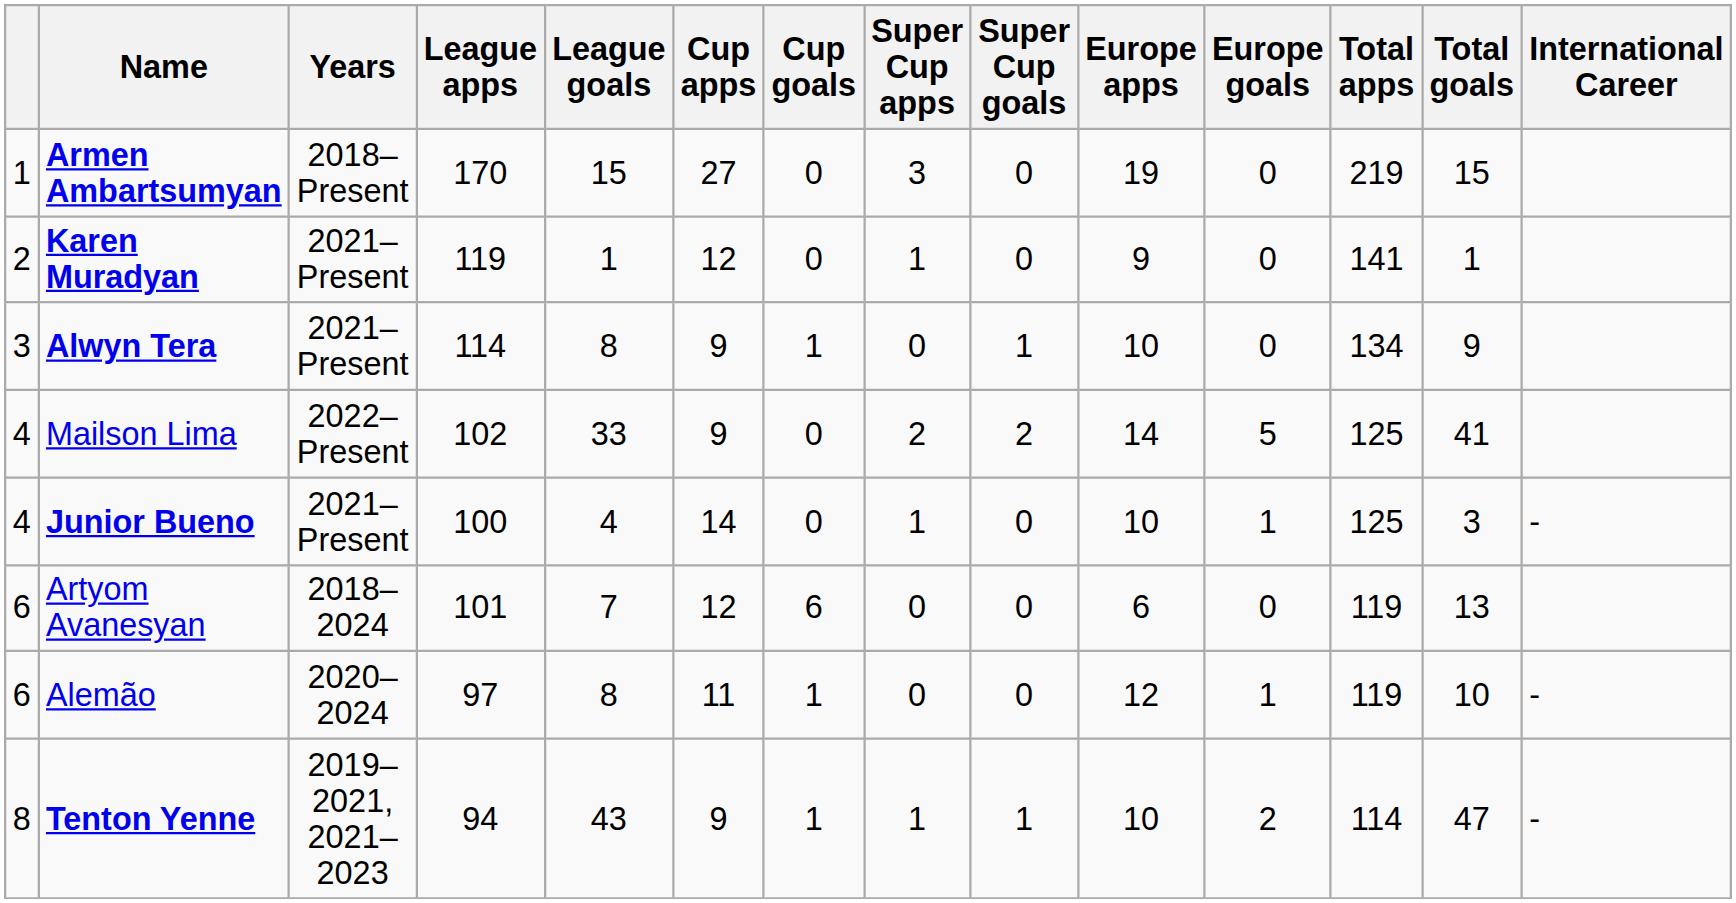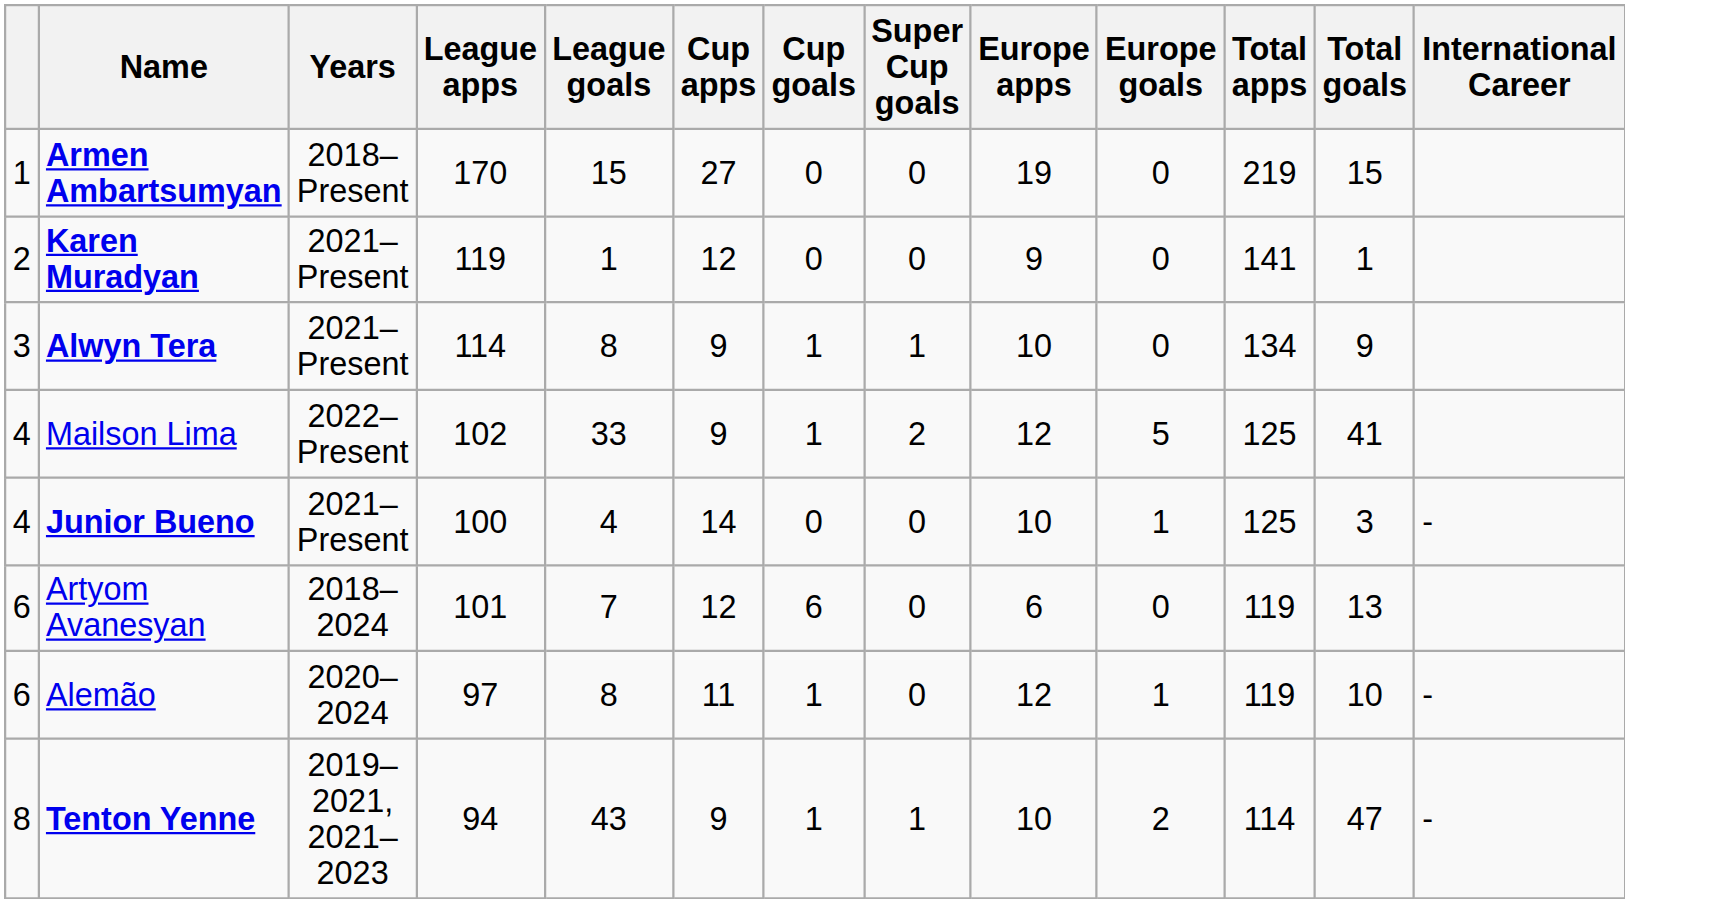- column: (917, 67)
(814, 434) 0 -> (814, 434) 1
(1141, 434) 14 -> (1034, 434) 12
